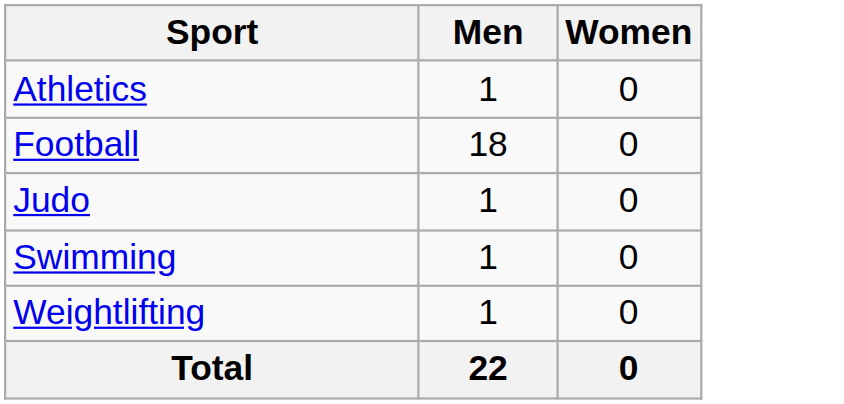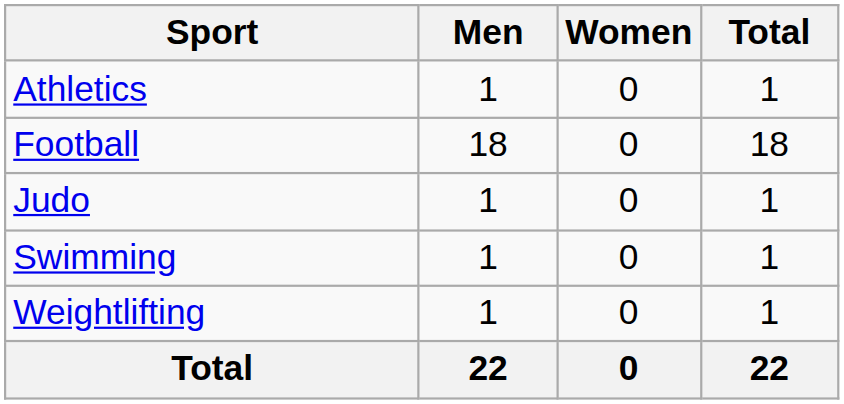+ column: (769, 32)
